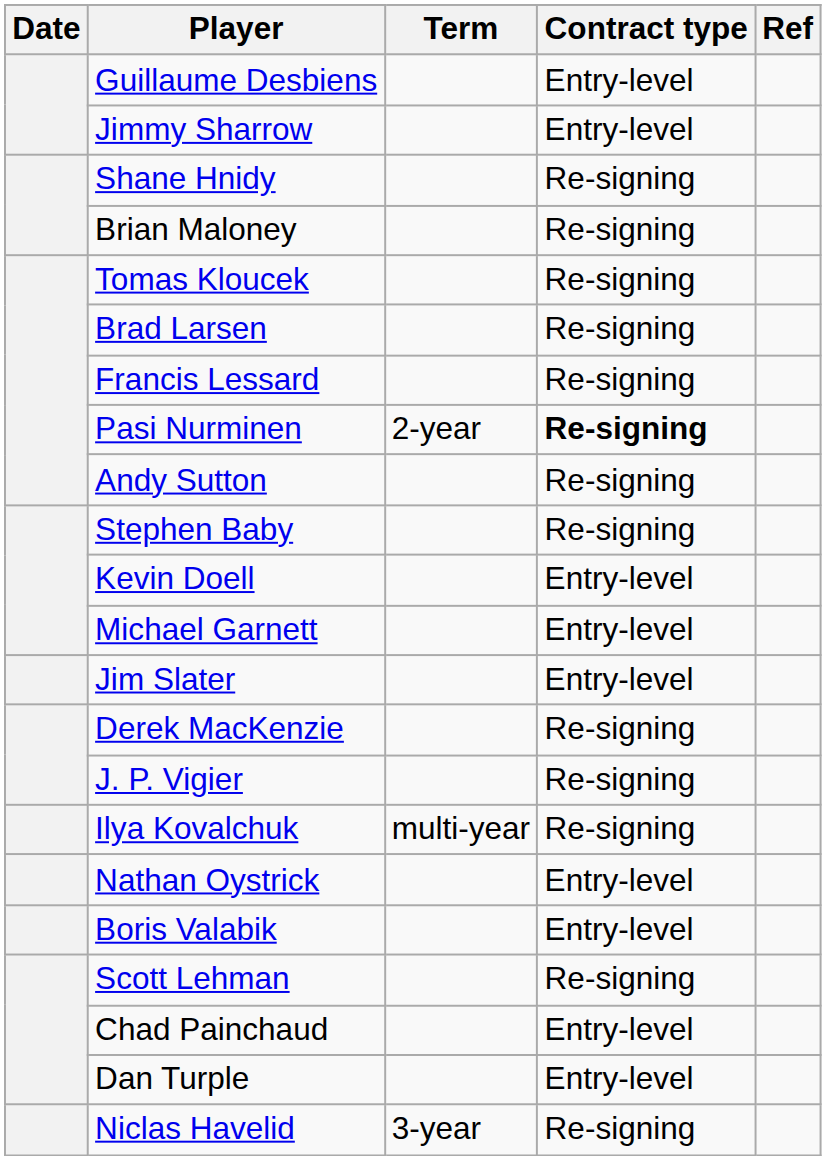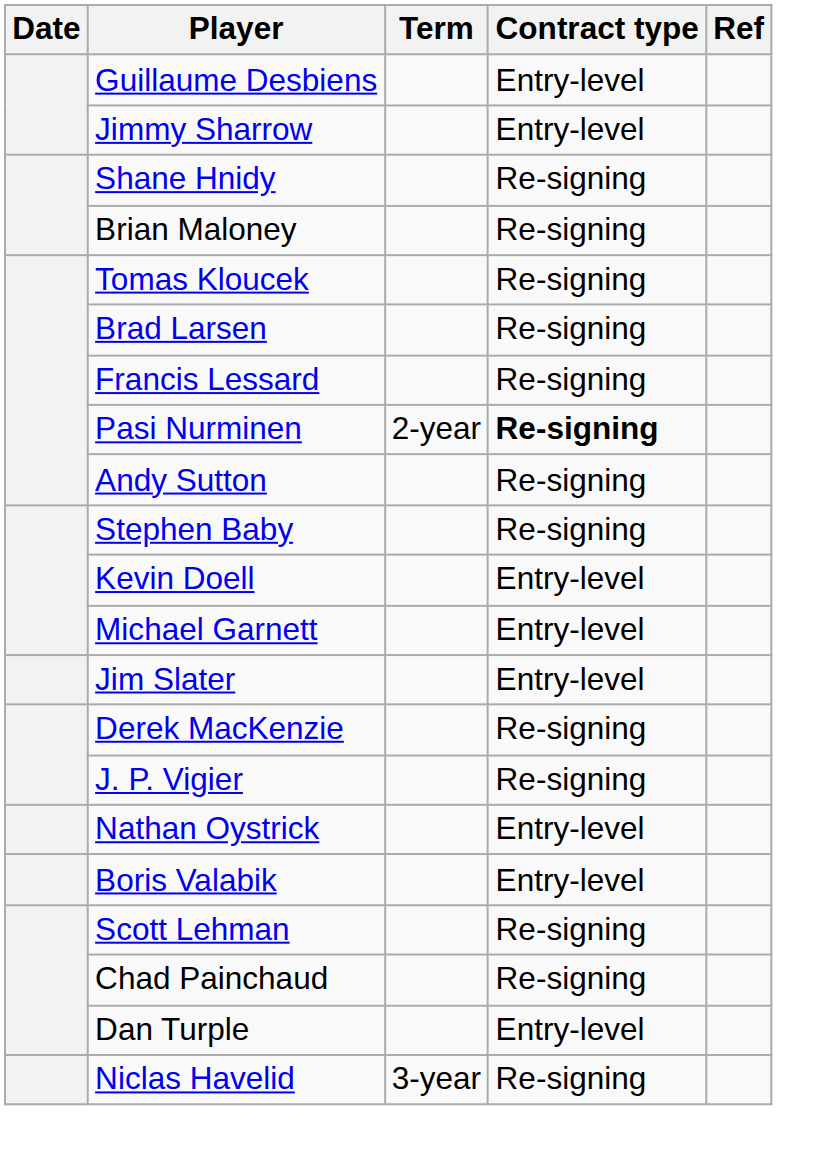- row: (197, 829)
(619, 1029) Entry-level -> (571, 979) Re-signing
